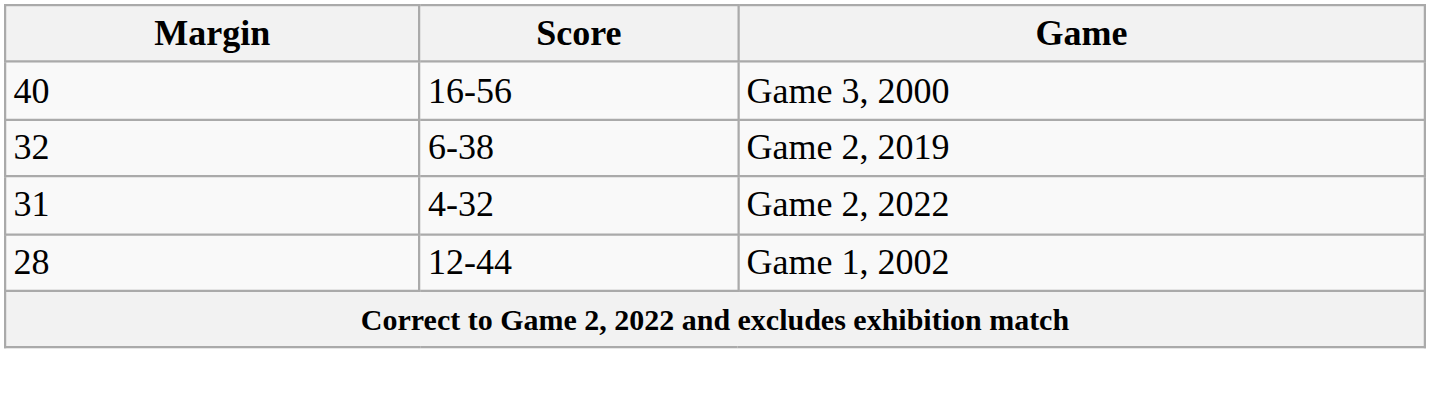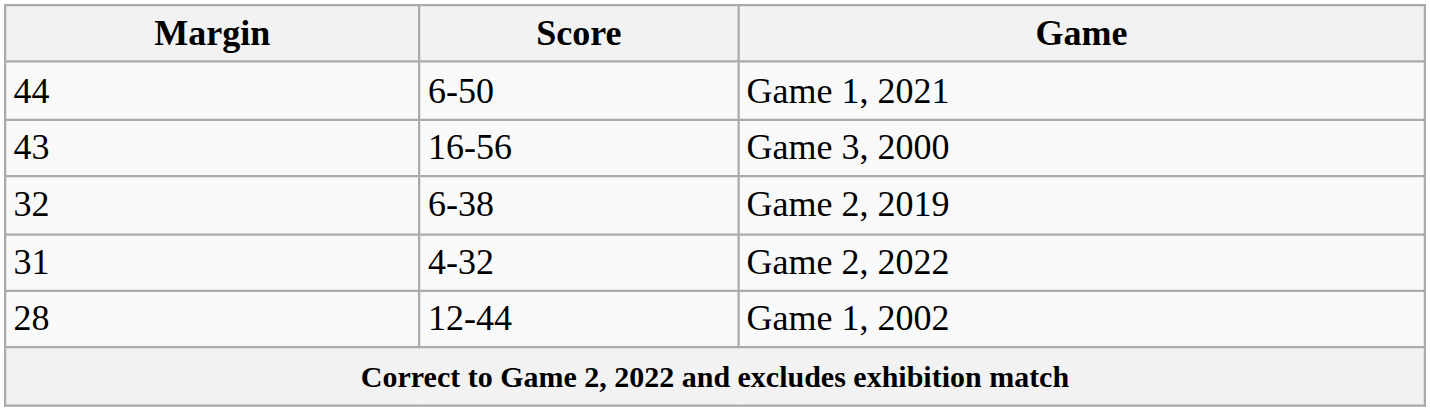+ row: (848, 90)
(31, 90) 40 -> (31, 147) 43
